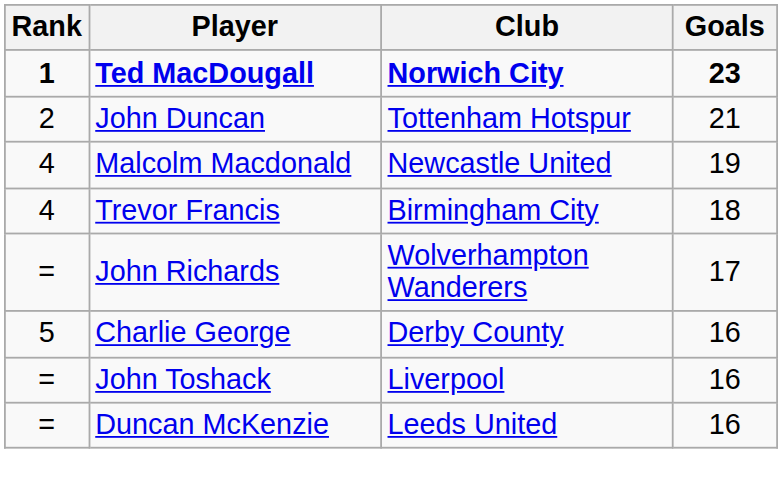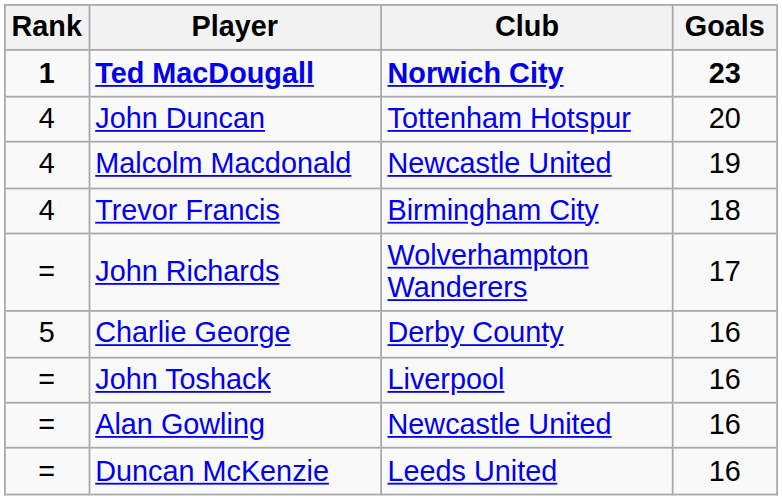(47, 118) 2 -> (47, 118) 4
(725, 118) 21 -> (725, 118) 20
+ row: (180, 425)
